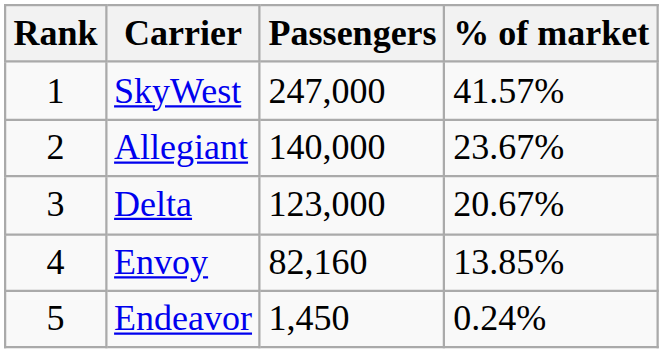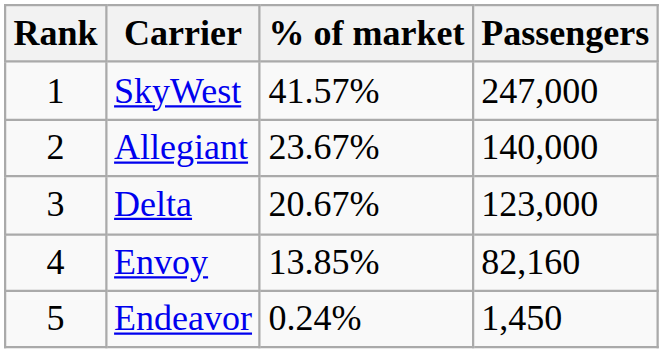columns swapped: (353, 33) <-> (551, 33)
